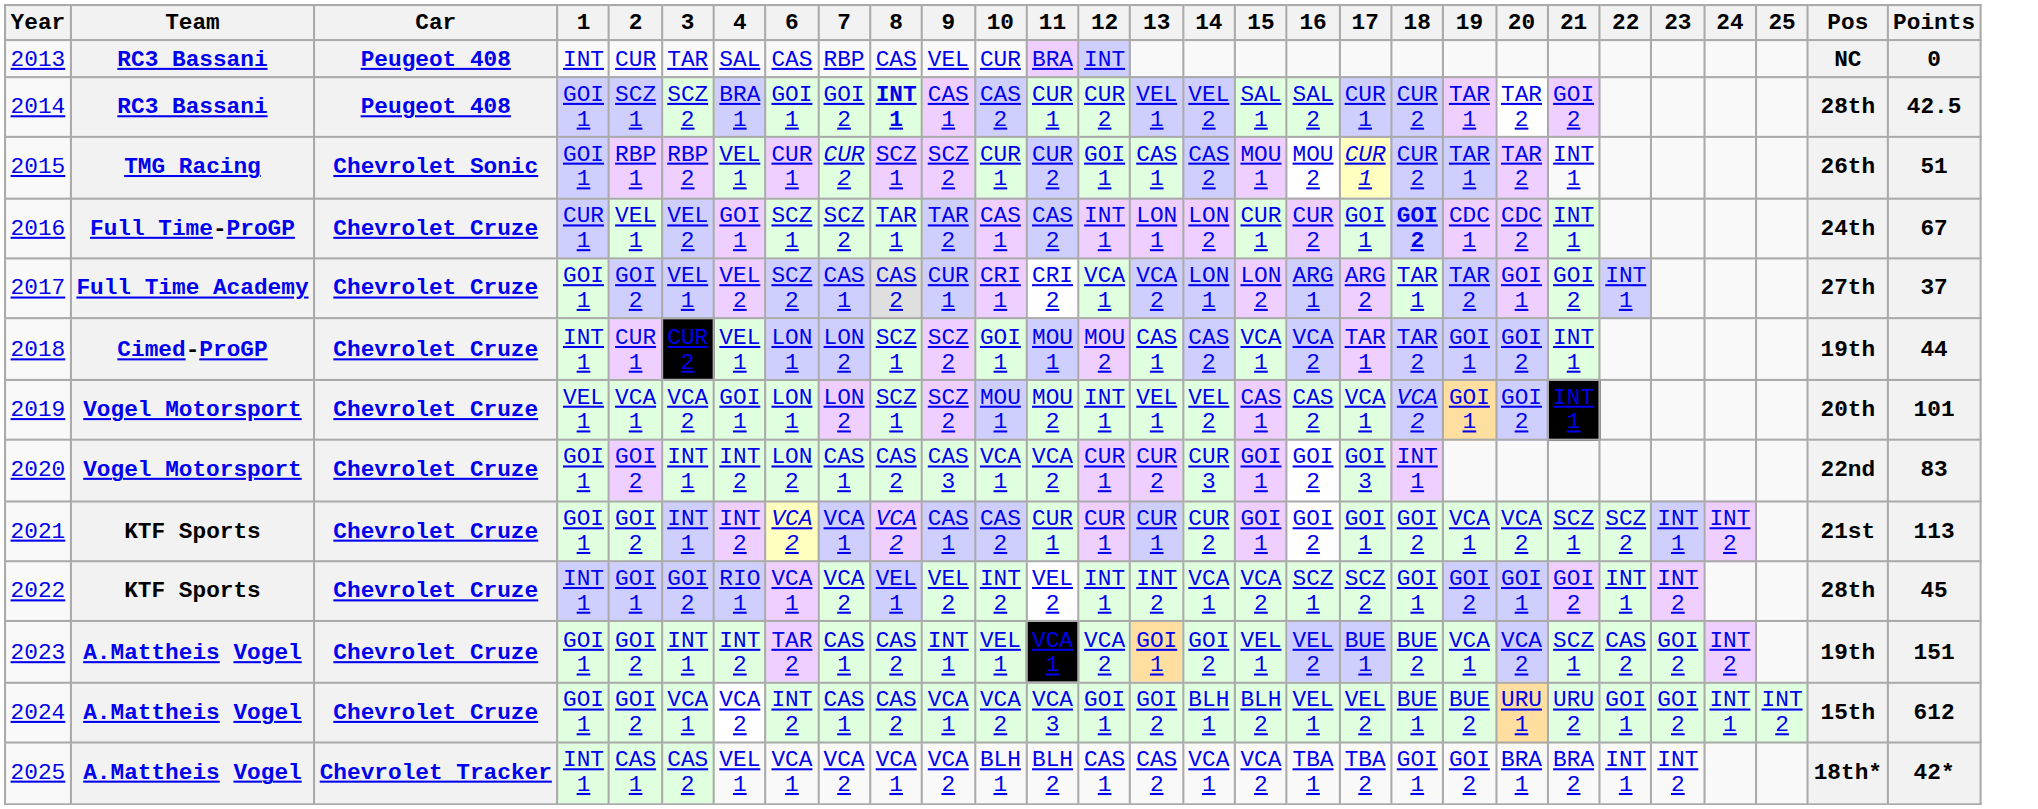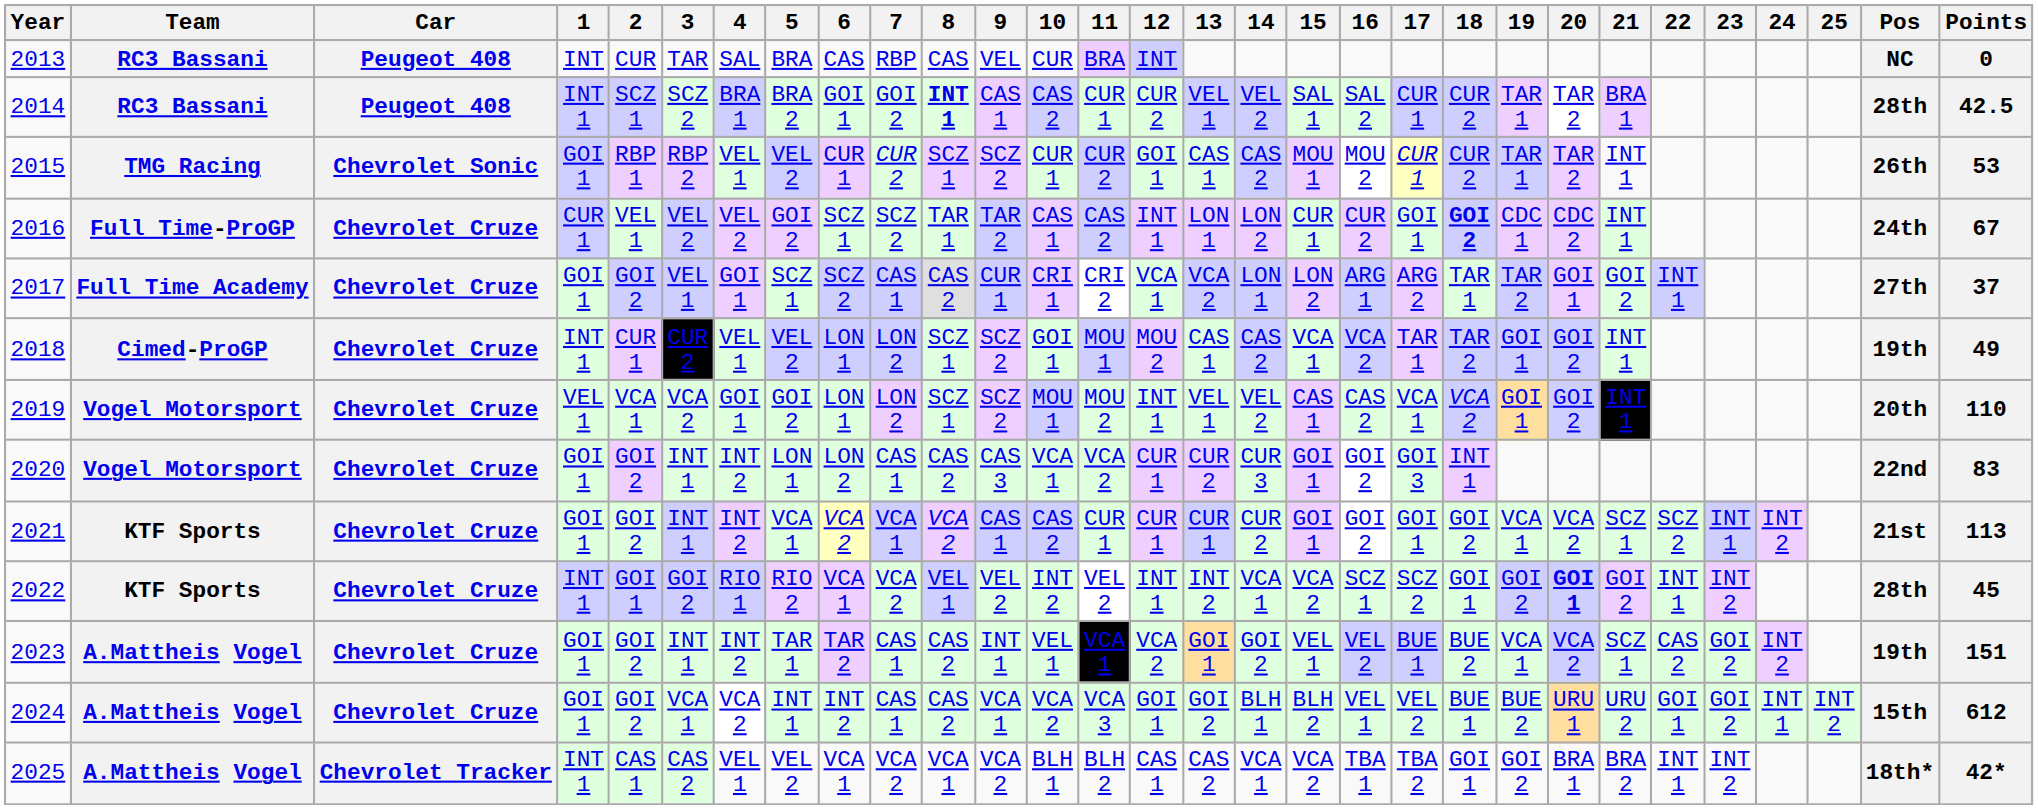+ column: (792, 23)
(583, 107) GOI 1 -> (583, 107) INT 1
(1574, 107) GOI 2 -> (1626, 107) BRA 1
(1934, 168) 51 -> (1986, 168) 53
(740, 228) GOI 1 -> (740, 228) VEL 2
(740, 289) VEL 2 -> (740, 289) GOI 1
(1934, 349) 44 -> (1986, 349) 49
(1934, 410) 101 -> (1986, 410) 110
(1521, 592) normal -> (1574, 592) bold
